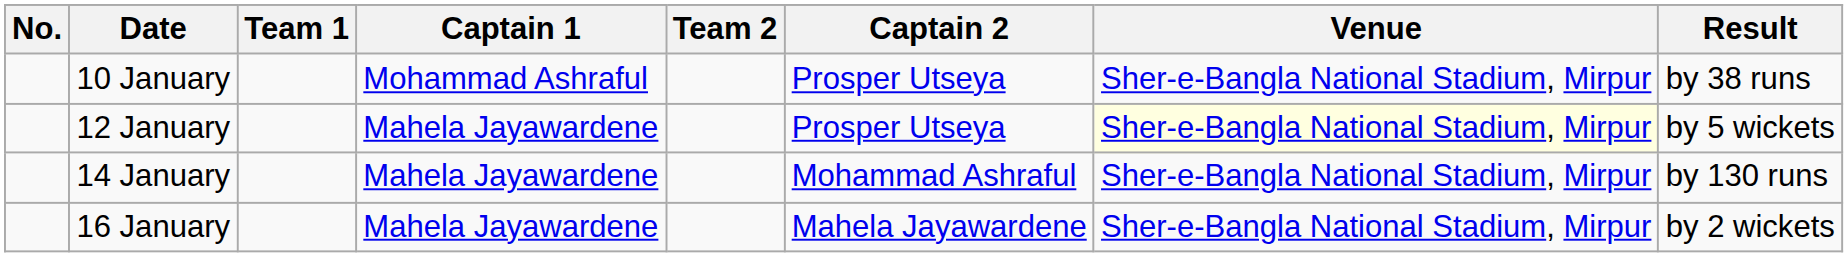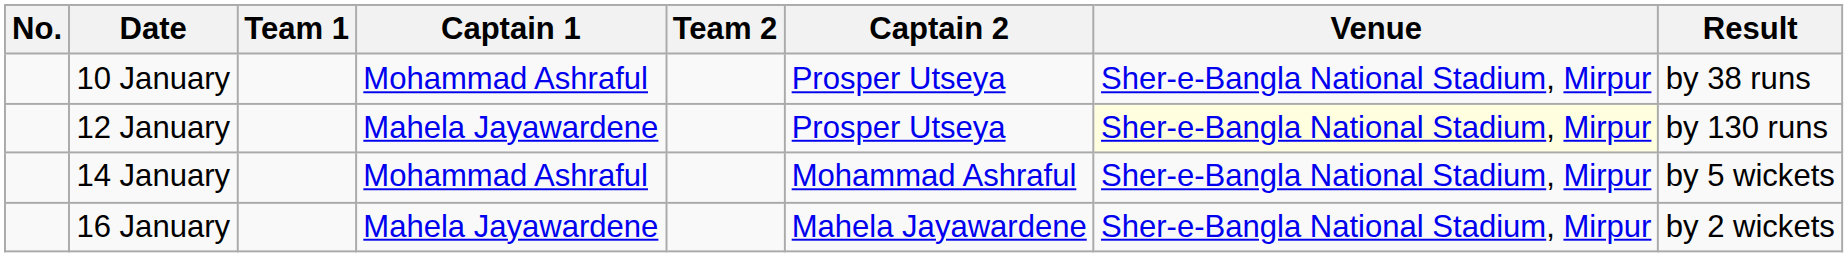(1750, 127) by 5 wickets -> (1747, 127) by 130 runs
(511, 176) Mahela Jayawardene -> (506, 176) Mohammad Ashraful
(1747, 176) by 130 runs -> (1750, 176) by 5 wickets
